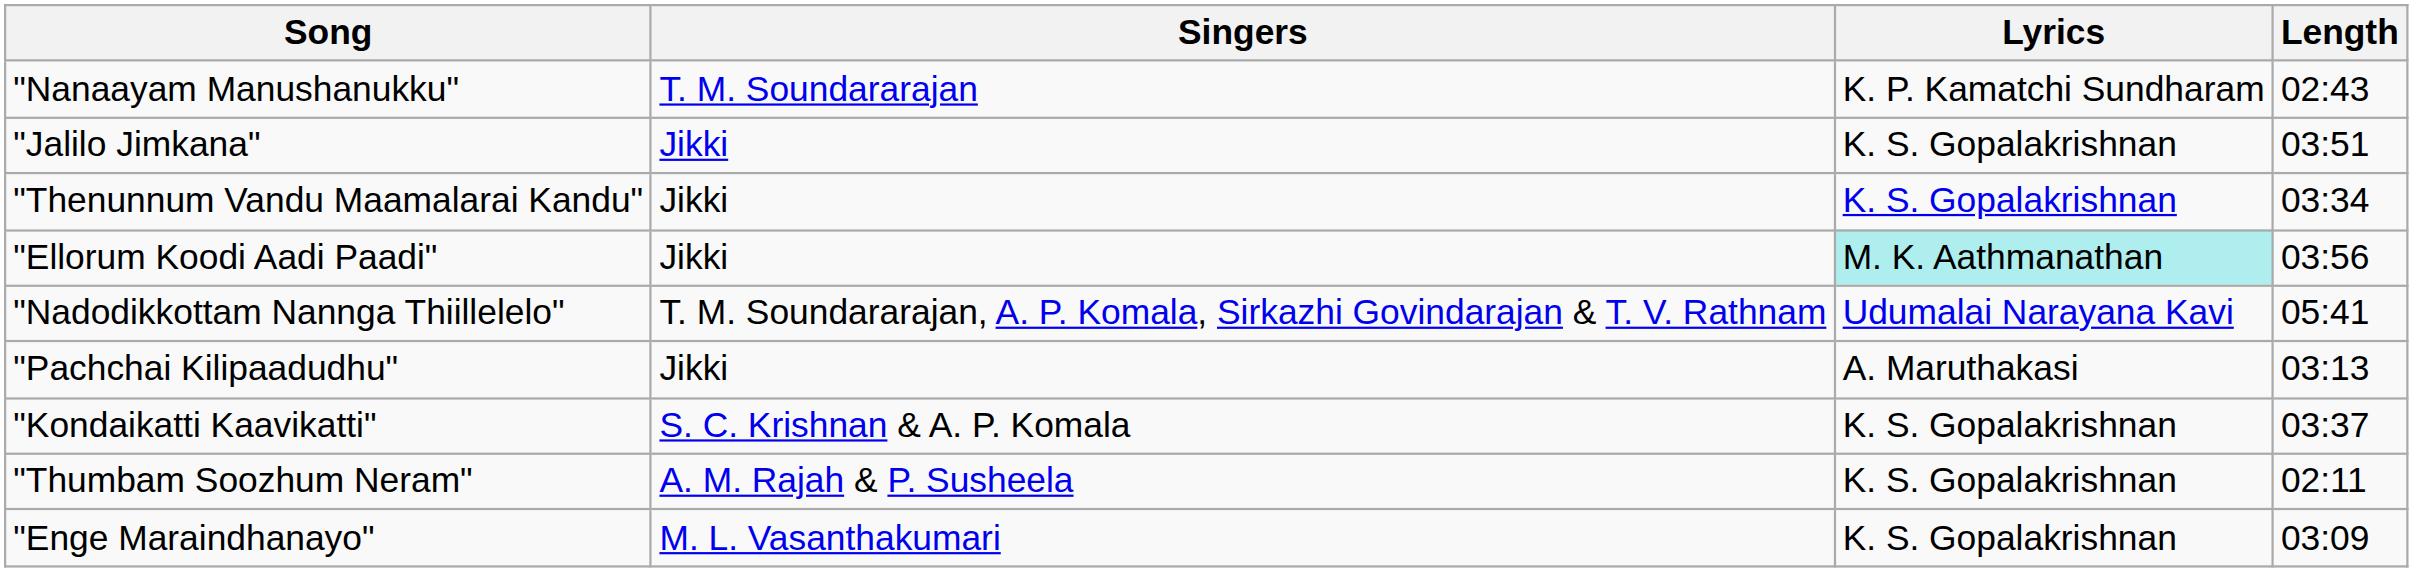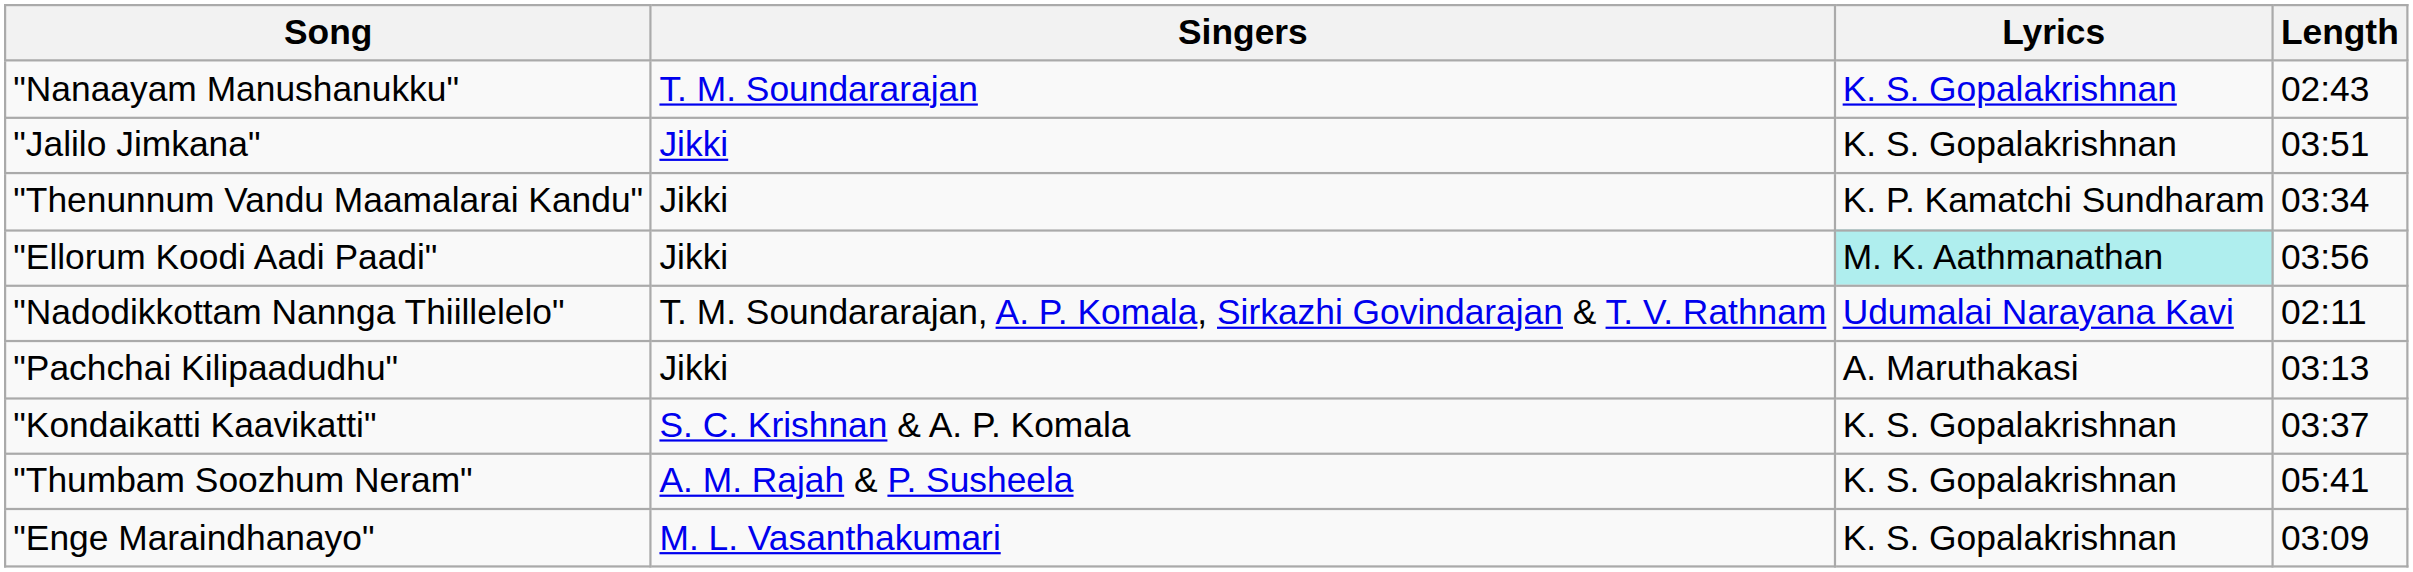(2054, 88) K. P. Kamatchi Sundharam -> (2010, 88) K. S. Gopalakrishnan
(2010, 200) K. S. Gopalakrishnan -> (2054, 200) K. P. Kamatchi Sundharam
(2325, 312) 05:41 -> (2324, 312) 02:11
(2324, 481) 02:11 -> (2325, 481) 05:41
